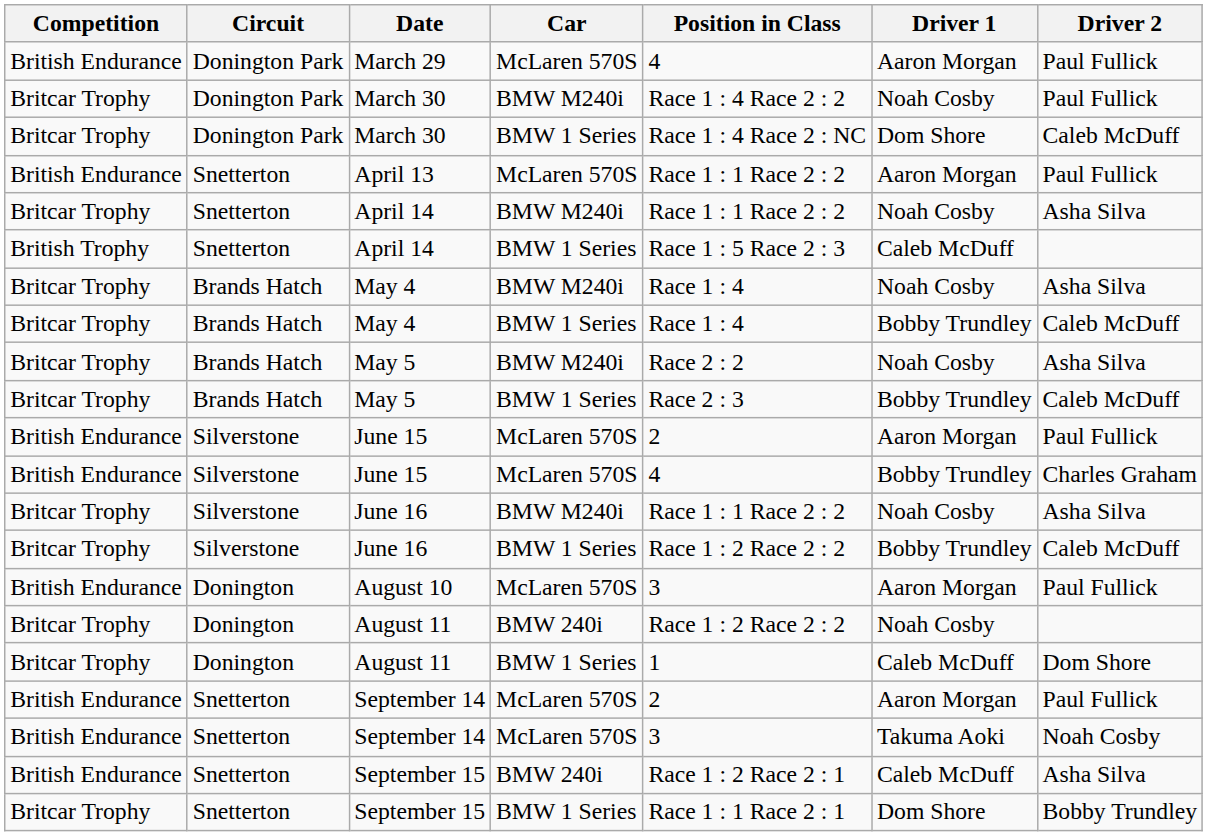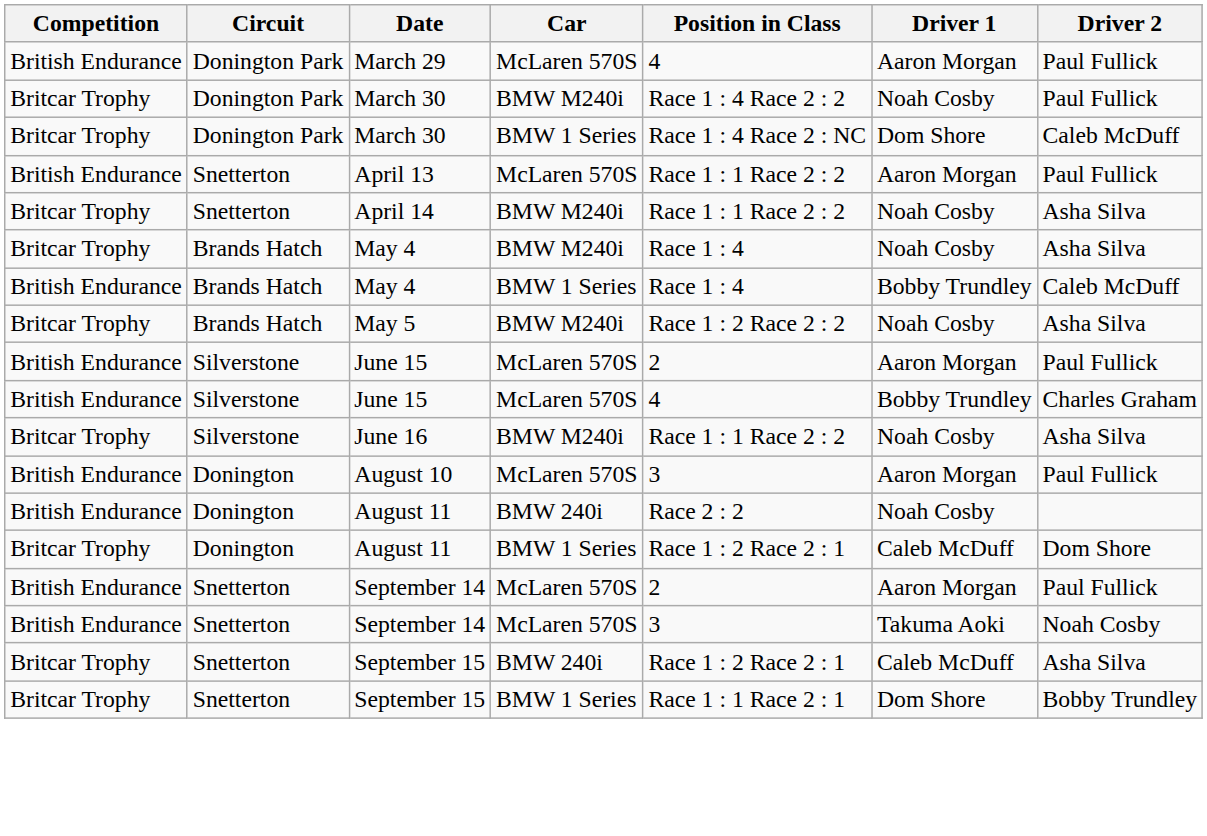- row: (394, 248)
(80, 323) Britcar Trophy -> (96, 286) British Endurance
(696, 361) Race 2 : 2 -> (747, 323) Race 1 : 2 Race 2 : 2
- row: (385, 398)
- row: (391, 549)
(80, 624) Britcar Trophy -> (96, 511) British Endurance
(747, 624) Race 1 : 2 Race 2 : 2 -> (696, 511) Race 2 : 2
(654, 661) 1 -> (747, 549) Race 1 : 2 Race 2 : 1
(96, 774) British Endurance -> (80, 661) Britcar Trophy
